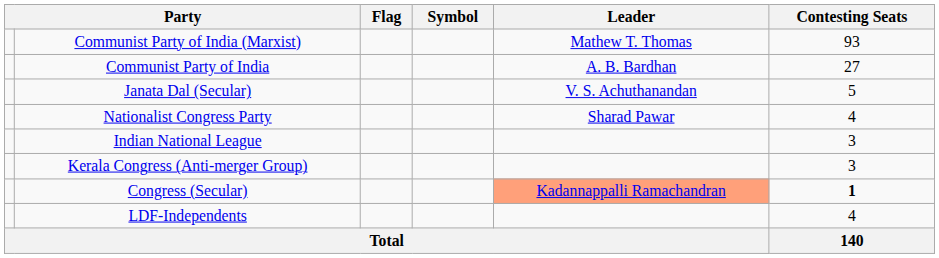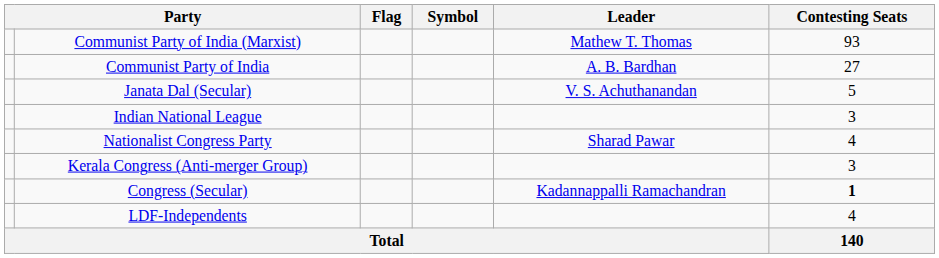rows swapped: (188, 116) <-> (188, 141)
(631, 191) lightsalmon background -> (631, 191) no background
